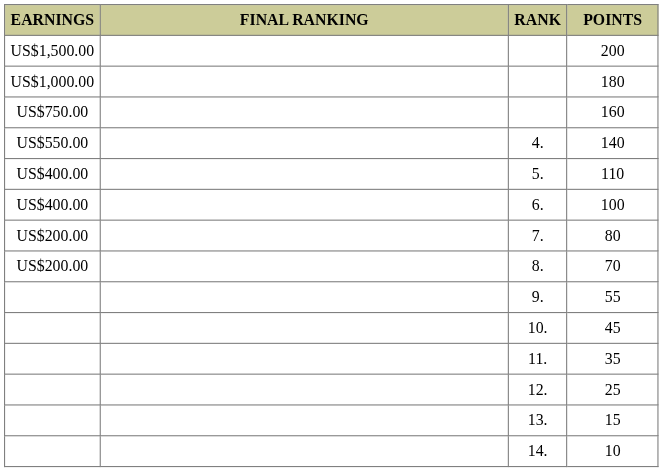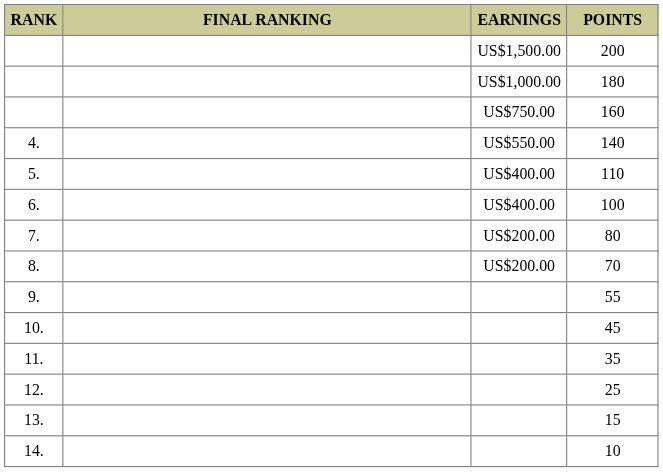columns swapped: (538, 19) <-> (52, 19)
